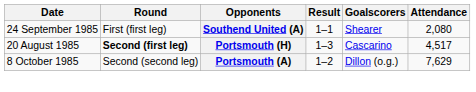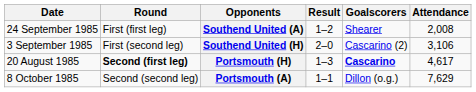(324, 29) 1–1 -> (324, 29) 1–2
(439, 29) 2,080 -> (440, 29) 2,008
+ row: (253, 45)
(368, 45) normal -> (370, 62) bold
(439, 45) 4,517 -> (440, 62) 4,617
(324, 62) 1–2 -> (324, 78) 1–1
